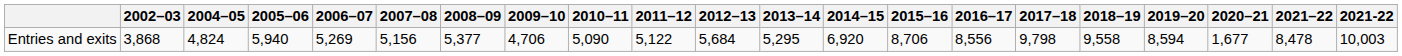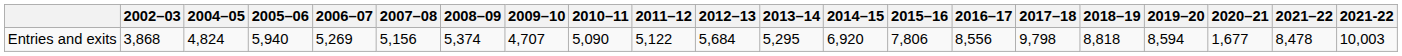(462, 39) 5,377 -> (462, 39) 5,374
(526, 39) 4,706 -> (526, 39) 4,707
(909, 39) 8,706 -> (909, 39) 7,806
(1102, 39) 9,558 -> (1102, 39) 8,818
